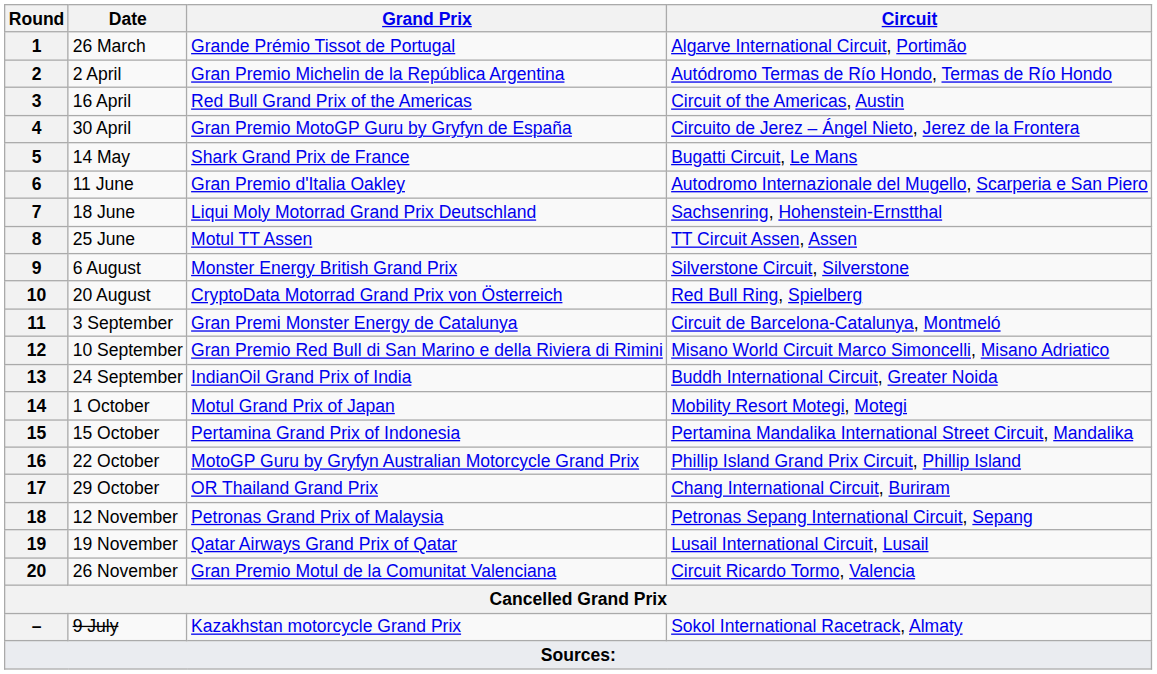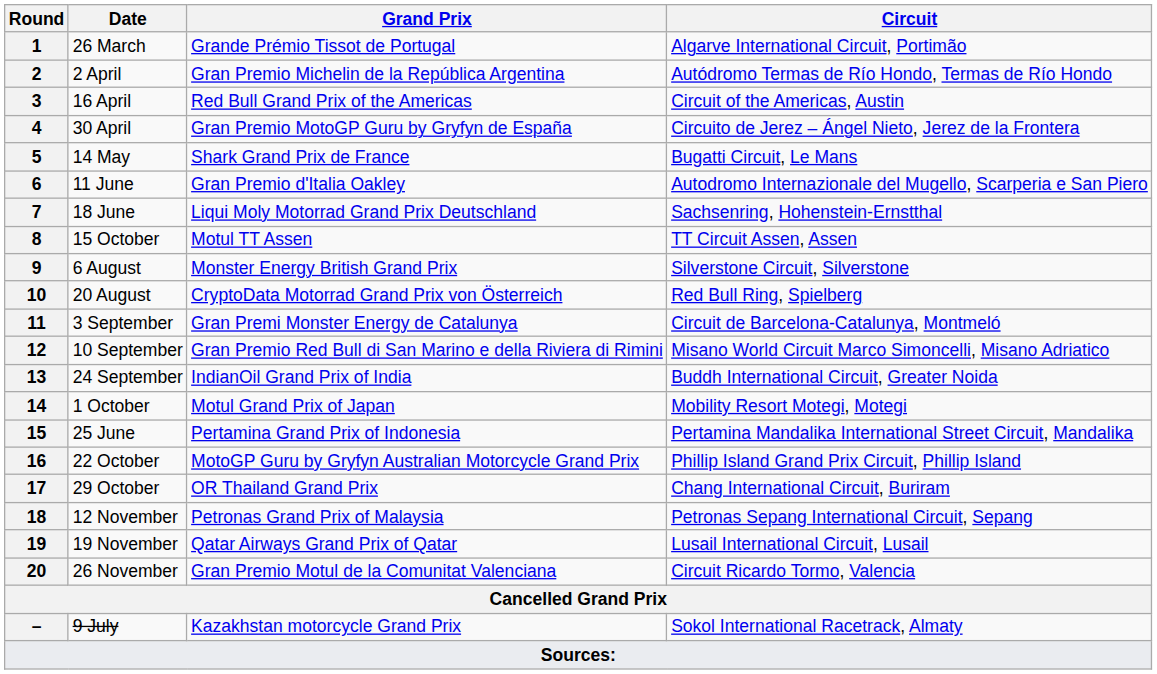(104, 239) 25 June -> (116, 239) 15 October
(116, 433) 15 October -> (104, 433) 25 June
